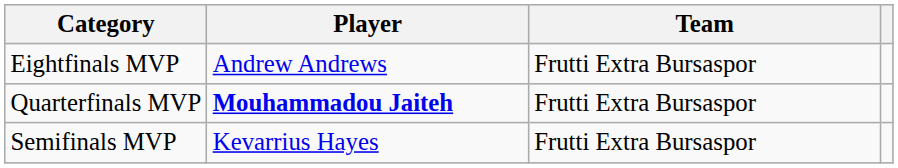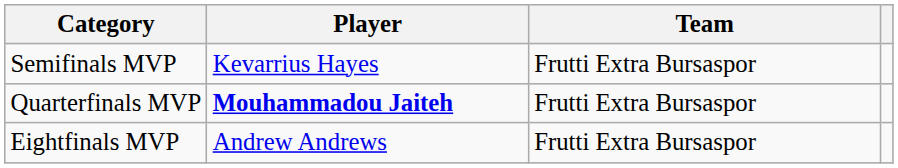rows swapped: (95, 63) <-> (94, 142)
